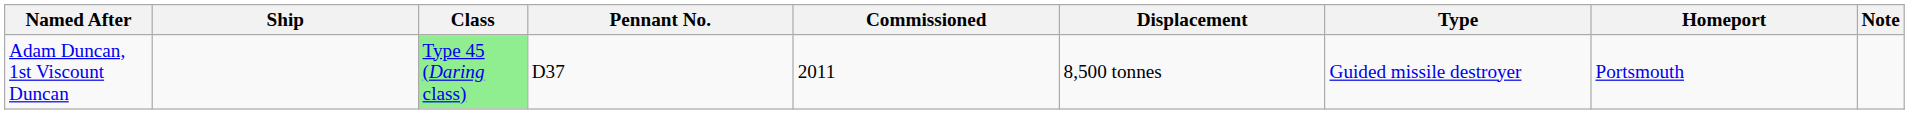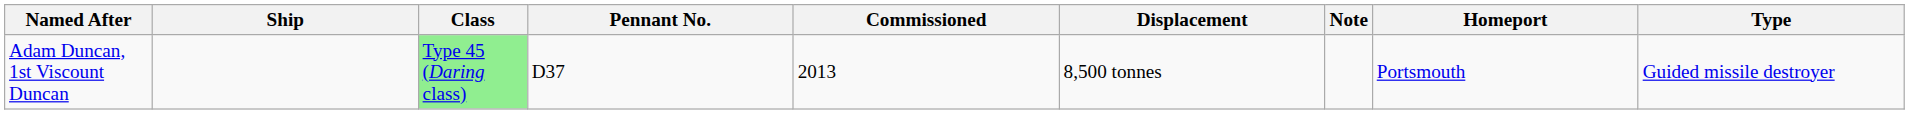columns swapped: (1458, 19) <-> (1881, 19)
(817, 71) 2011 -> (817, 71) 2013
